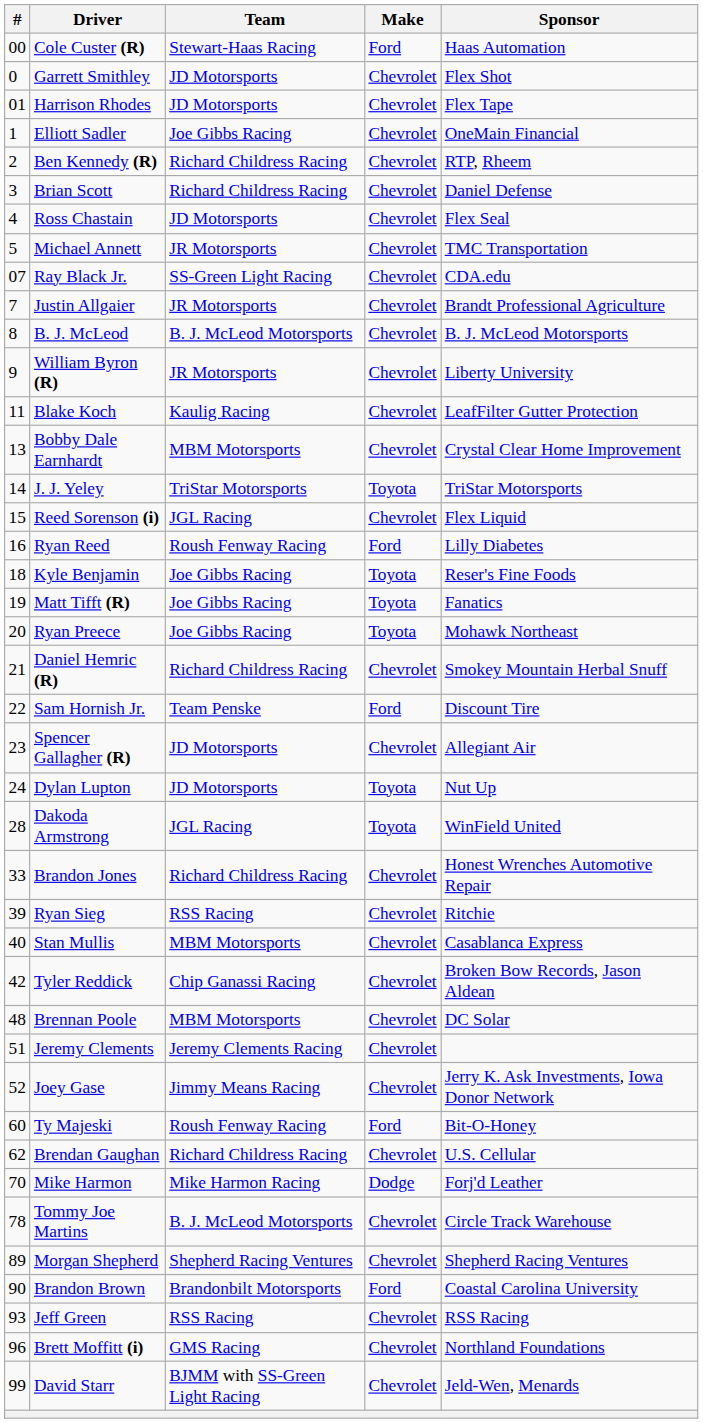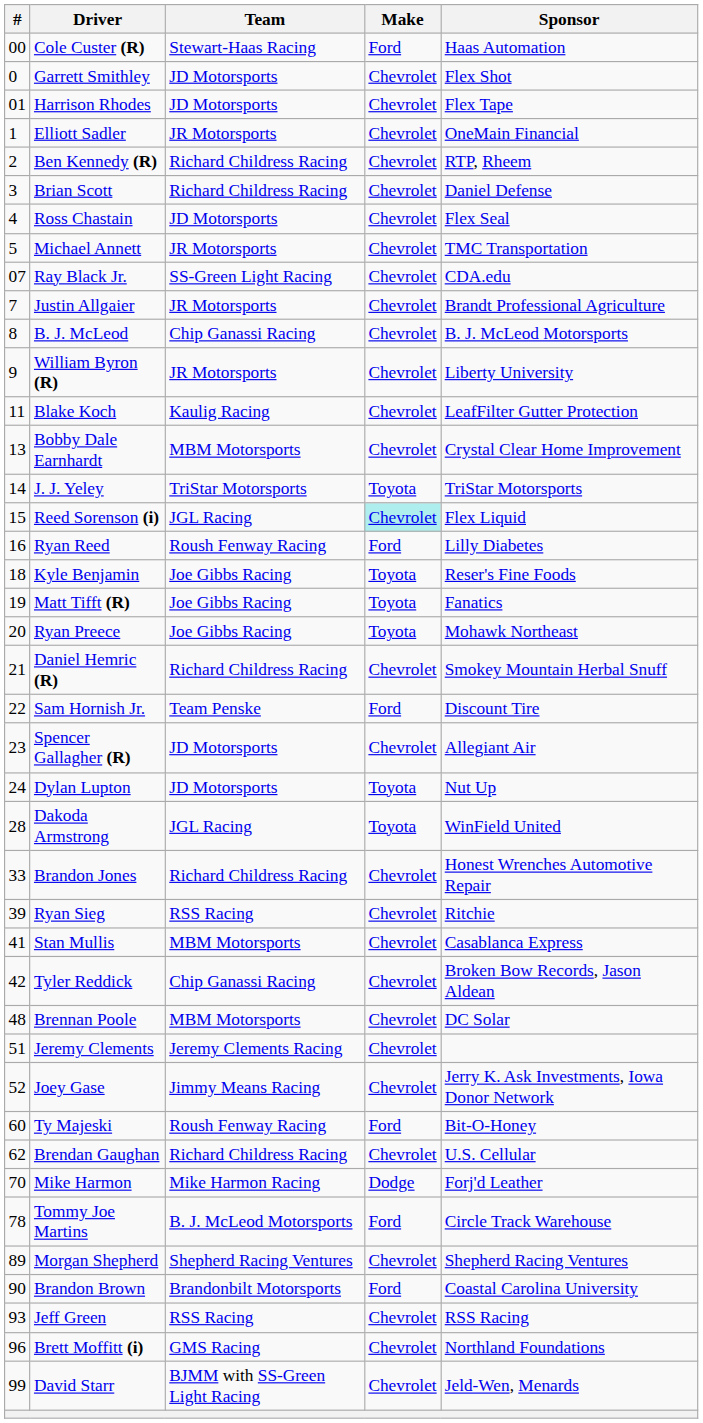(230, 133) Joe Gibbs Racing -> (223, 133) JR Motorsports
(261, 333) B. J. McLeod Motorsports -> (242, 333) Chip Ganassi Racing
(403, 517) no background -> (403, 517) paleturquoise background
(17, 942) 40 -> (17, 942) 41
(403, 1221) Chevrolet -> (385, 1221) Ford
